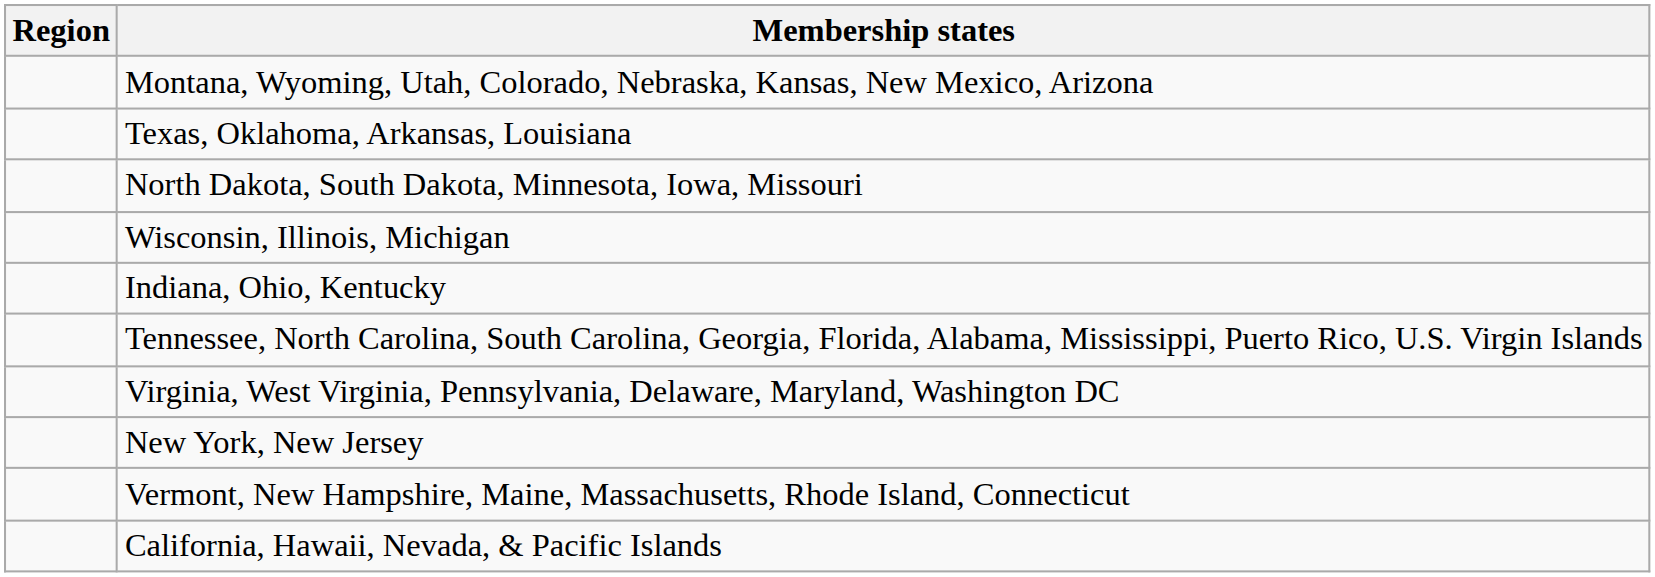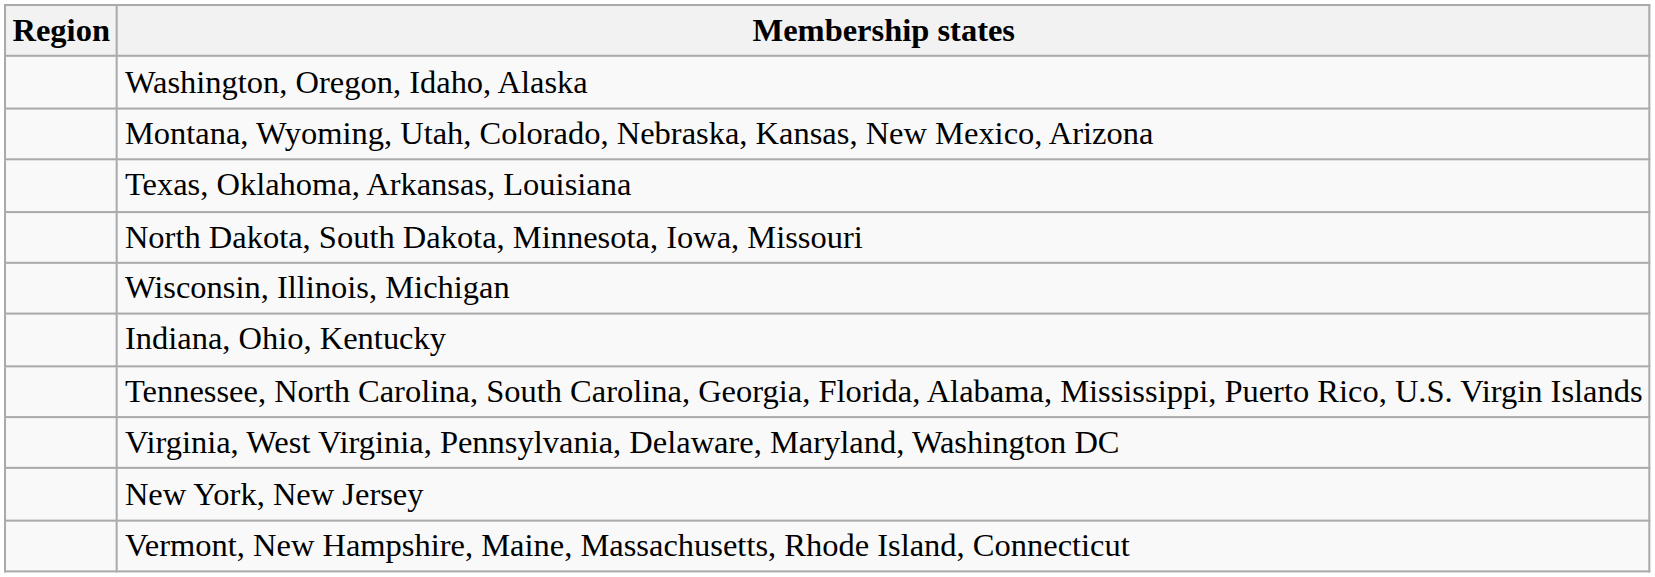+ row: (356, 81)
- row: (423, 545)
